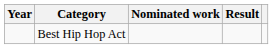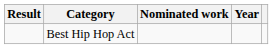columns swapped: (20, 14) <-> (242, 14)
